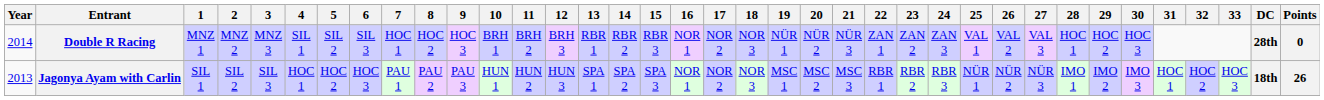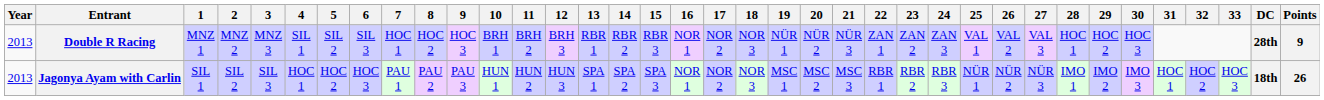(20, 42) 2014 -> (20, 42) 2013
(1300, 42) 0 -> (1300, 42) 9
